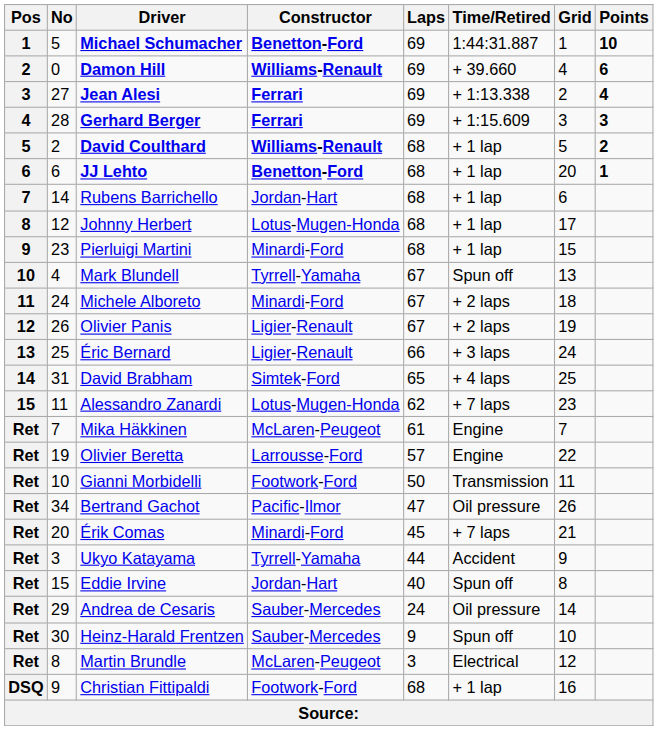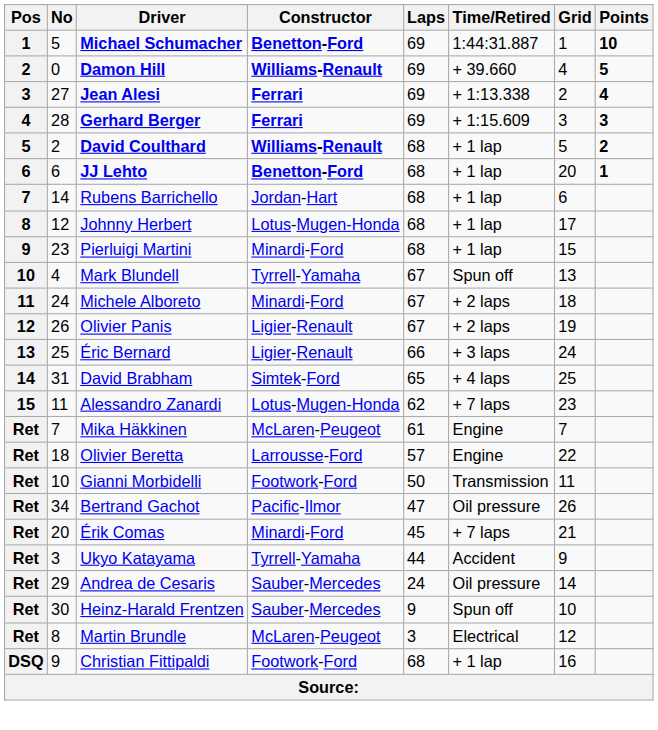(604, 69) 6 -> (604, 69) 5
(60, 455) 19 -> (60, 455) 18
- row: (123, 584)
